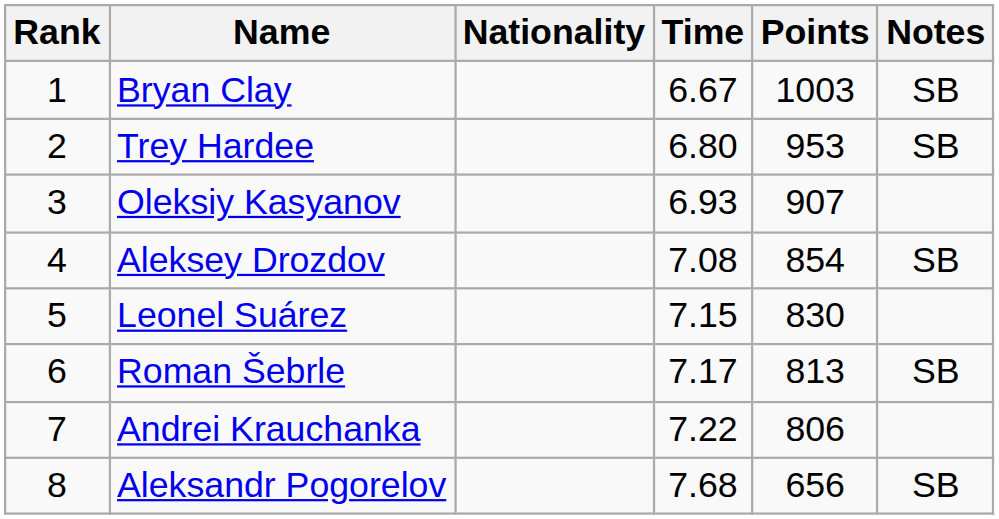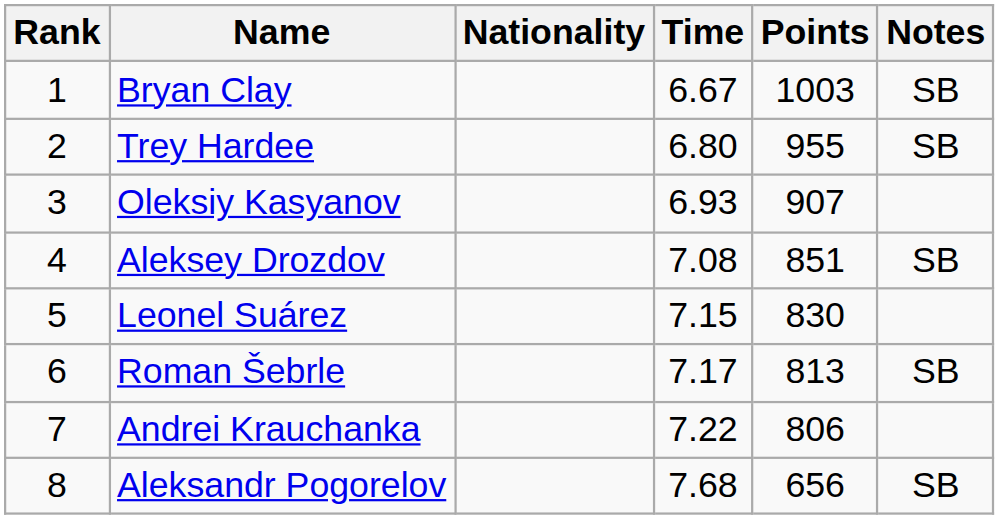(815, 145) 953 -> (815, 145) 955
(815, 259) 854 -> (815, 259) 851
